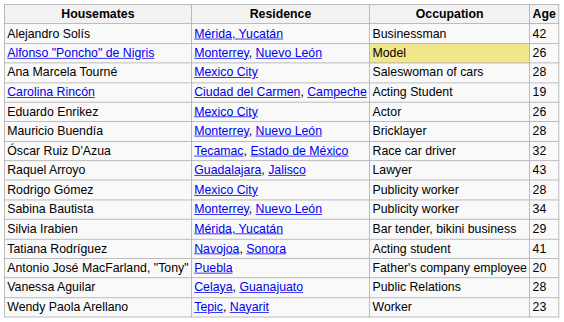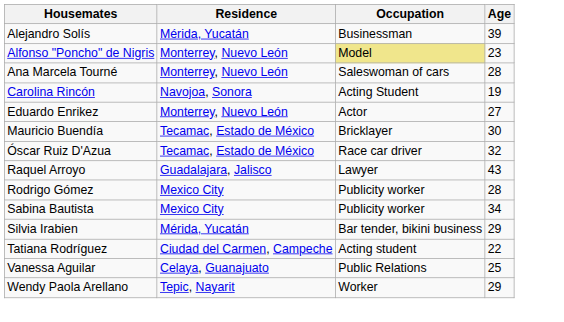(539, 33) 42 -> (495, 33) 39
(539, 53) 26 -> (495, 53) 23
(226, 72) Mexico City -> (224, 72) Monterrey, Nuevo León
(281, 92) Ciudad del Carmen, Campeche -> (206, 92) Navojoa, Sonora
(226, 111) Mexico City -> (224, 111) Monterrey, Nuevo León
(539, 111) 26 -> (495, 111) 27
(258, 131) Monterrey, Nuevo León -> (237, 131) Tecamac, Estado de México
(539, 131) 28 -> (495, 131) 30
(258, 209) Monterrey, Nuevo León -> (192, 209) Mexico City
(240, 248) Navojoa, Sonora -> (246, 248) Ciudad del Carmen, Campeche
(539, 248) 41 -> (495, 248) 22
- row: (98, 268)
(539, 287) 28 -> (495, 268) 25
(539, 307) 23 -> (495, 287) 29
